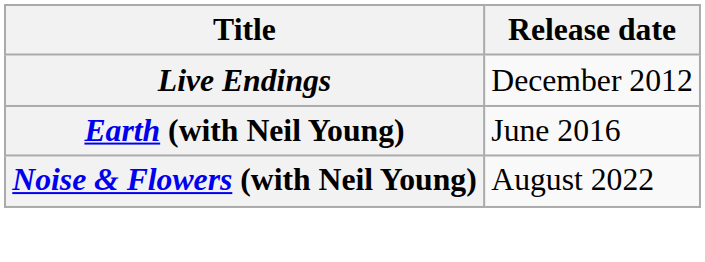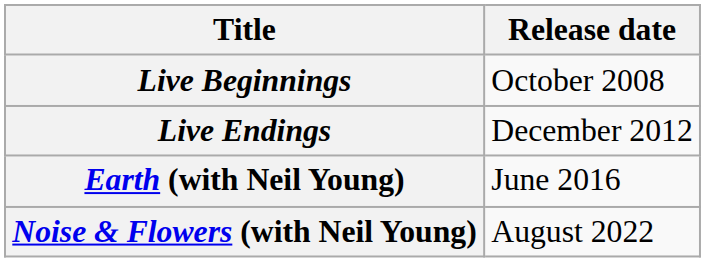+ row: (244, 79)
